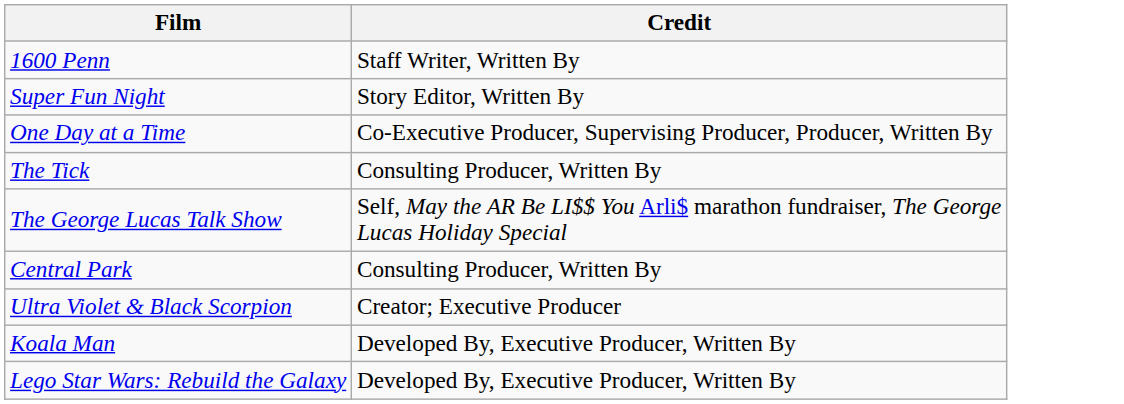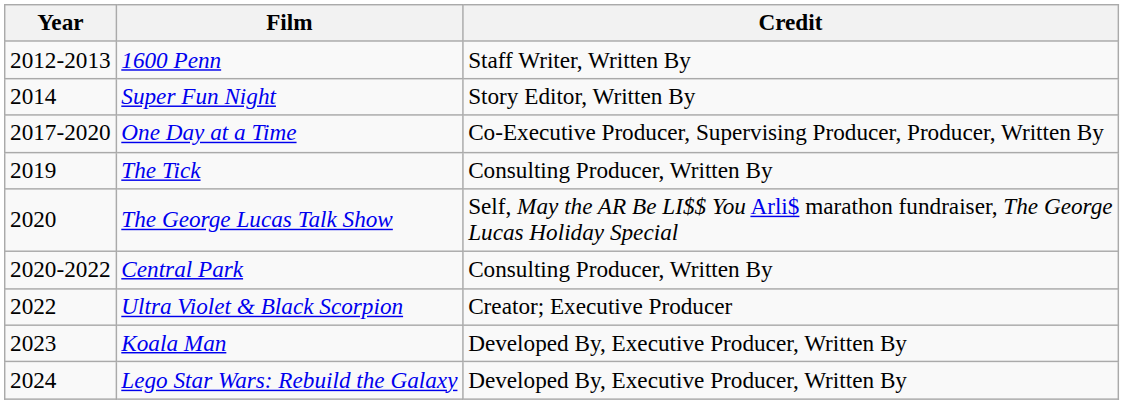+ column: (60, 22)
